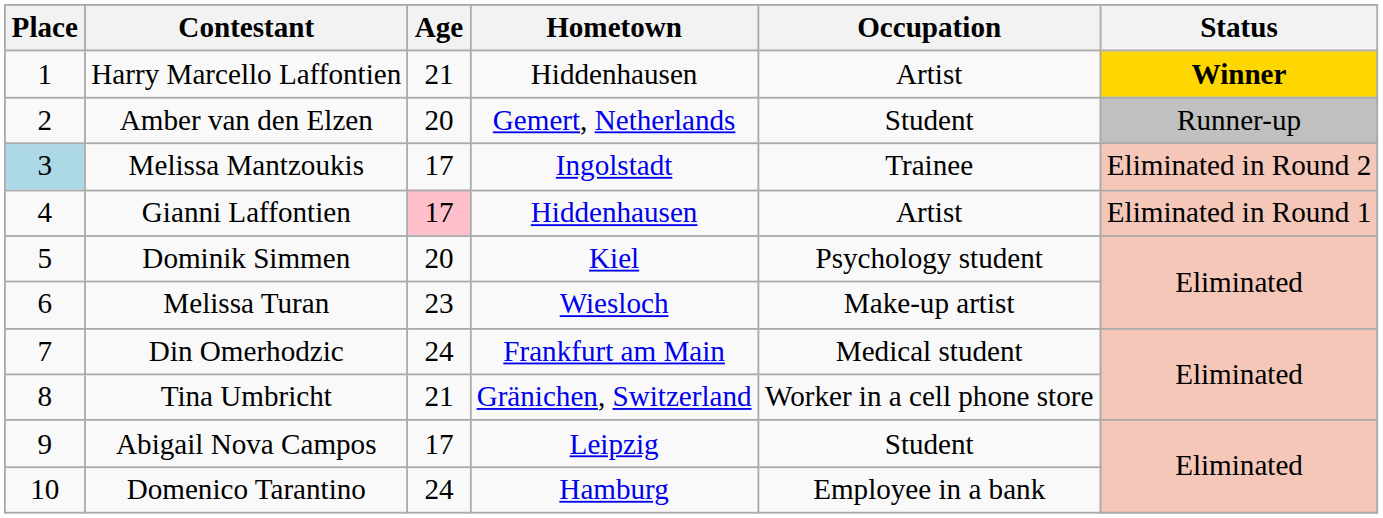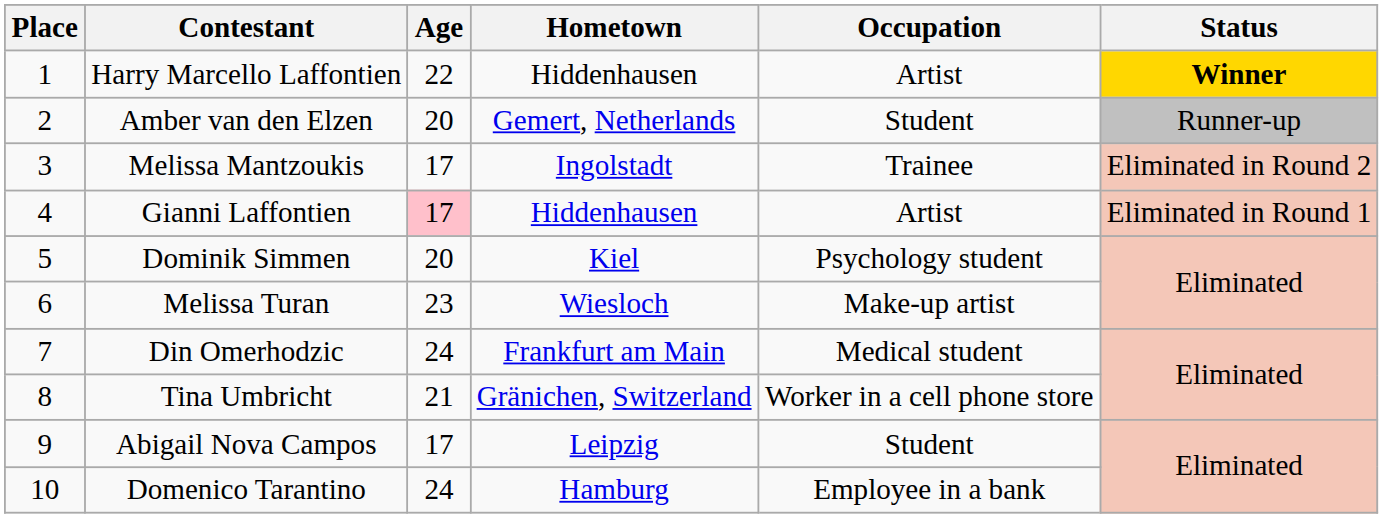(439, 73) 21 -> (439, 73) 22
(45, 166) lightblue background -> (45, 166) no background
